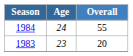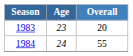rows swapped: (25, 44) <-> (25, 28)
